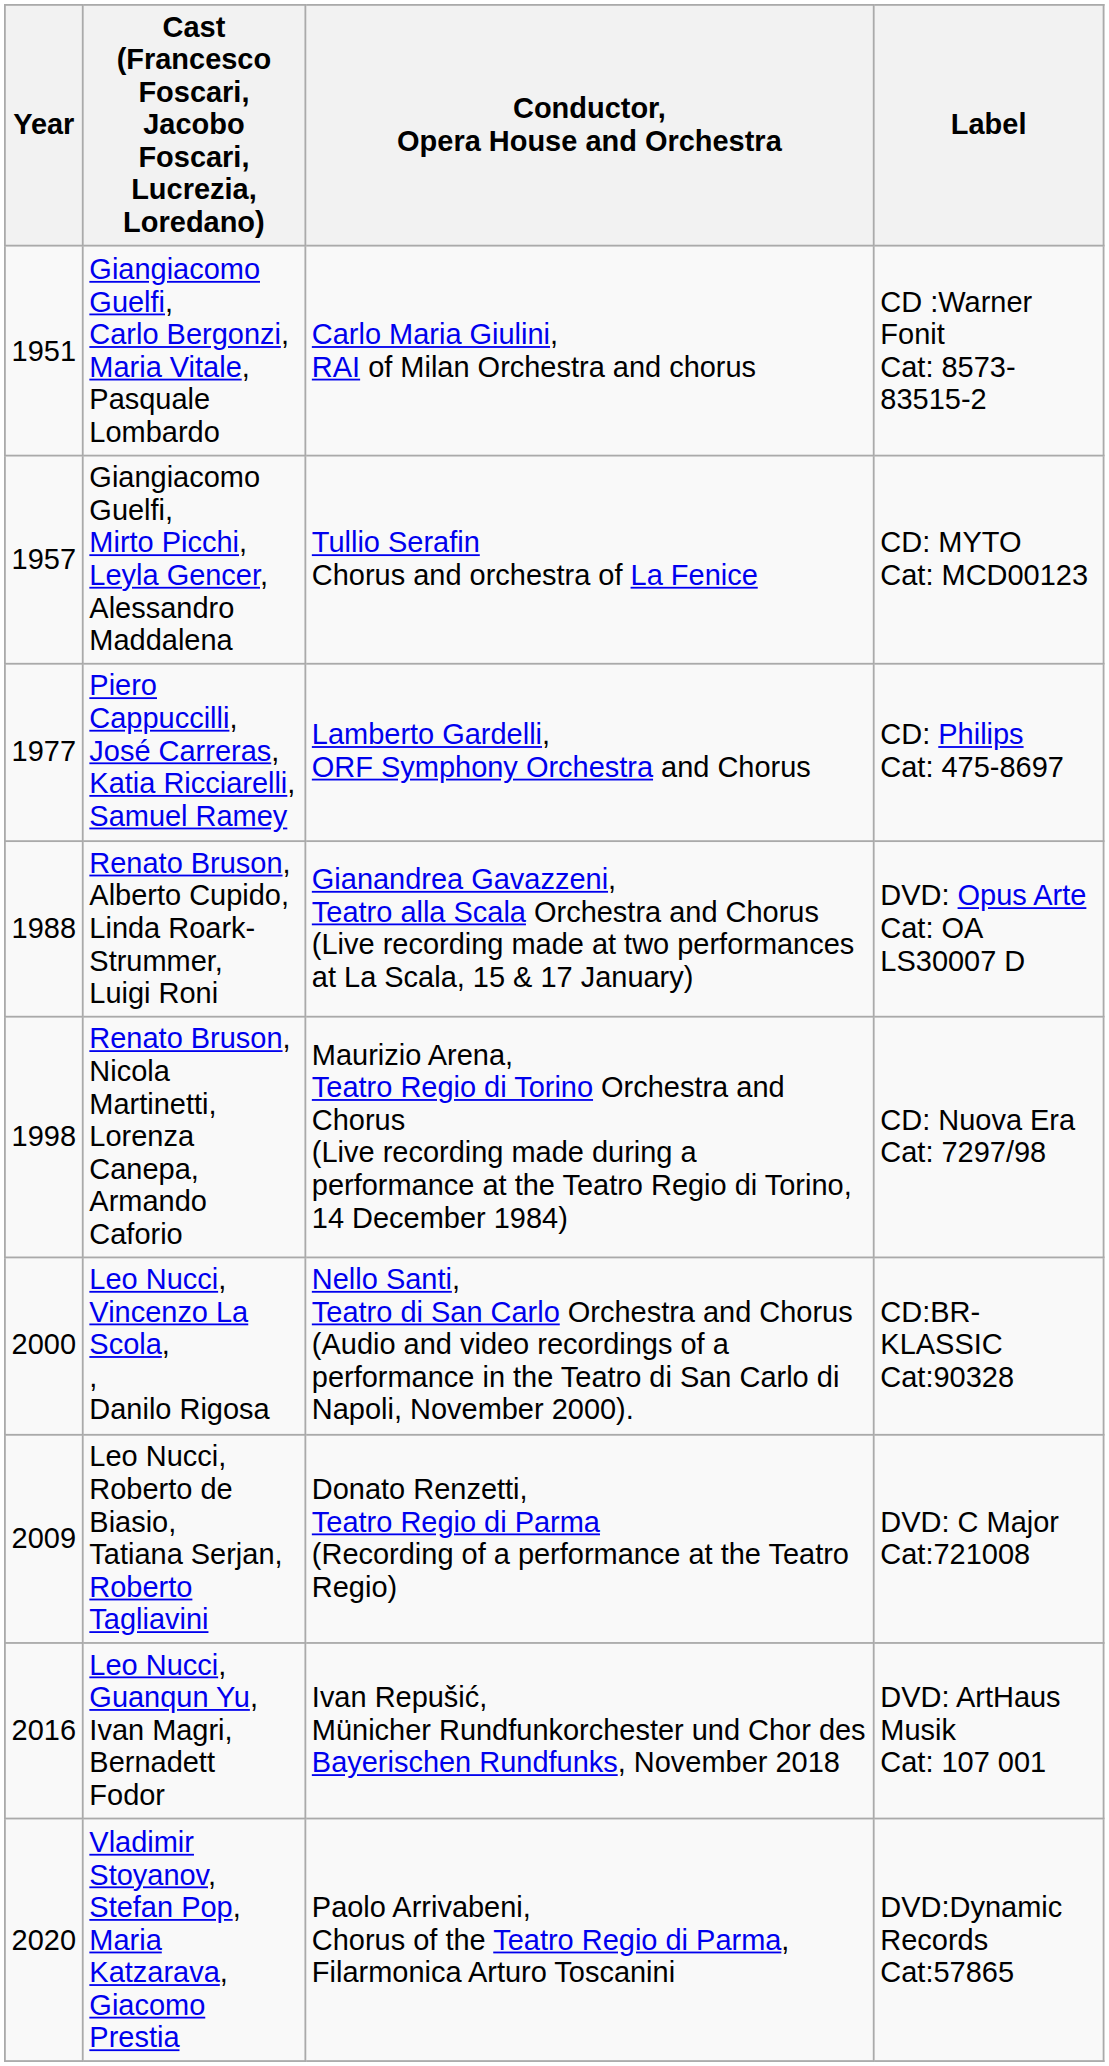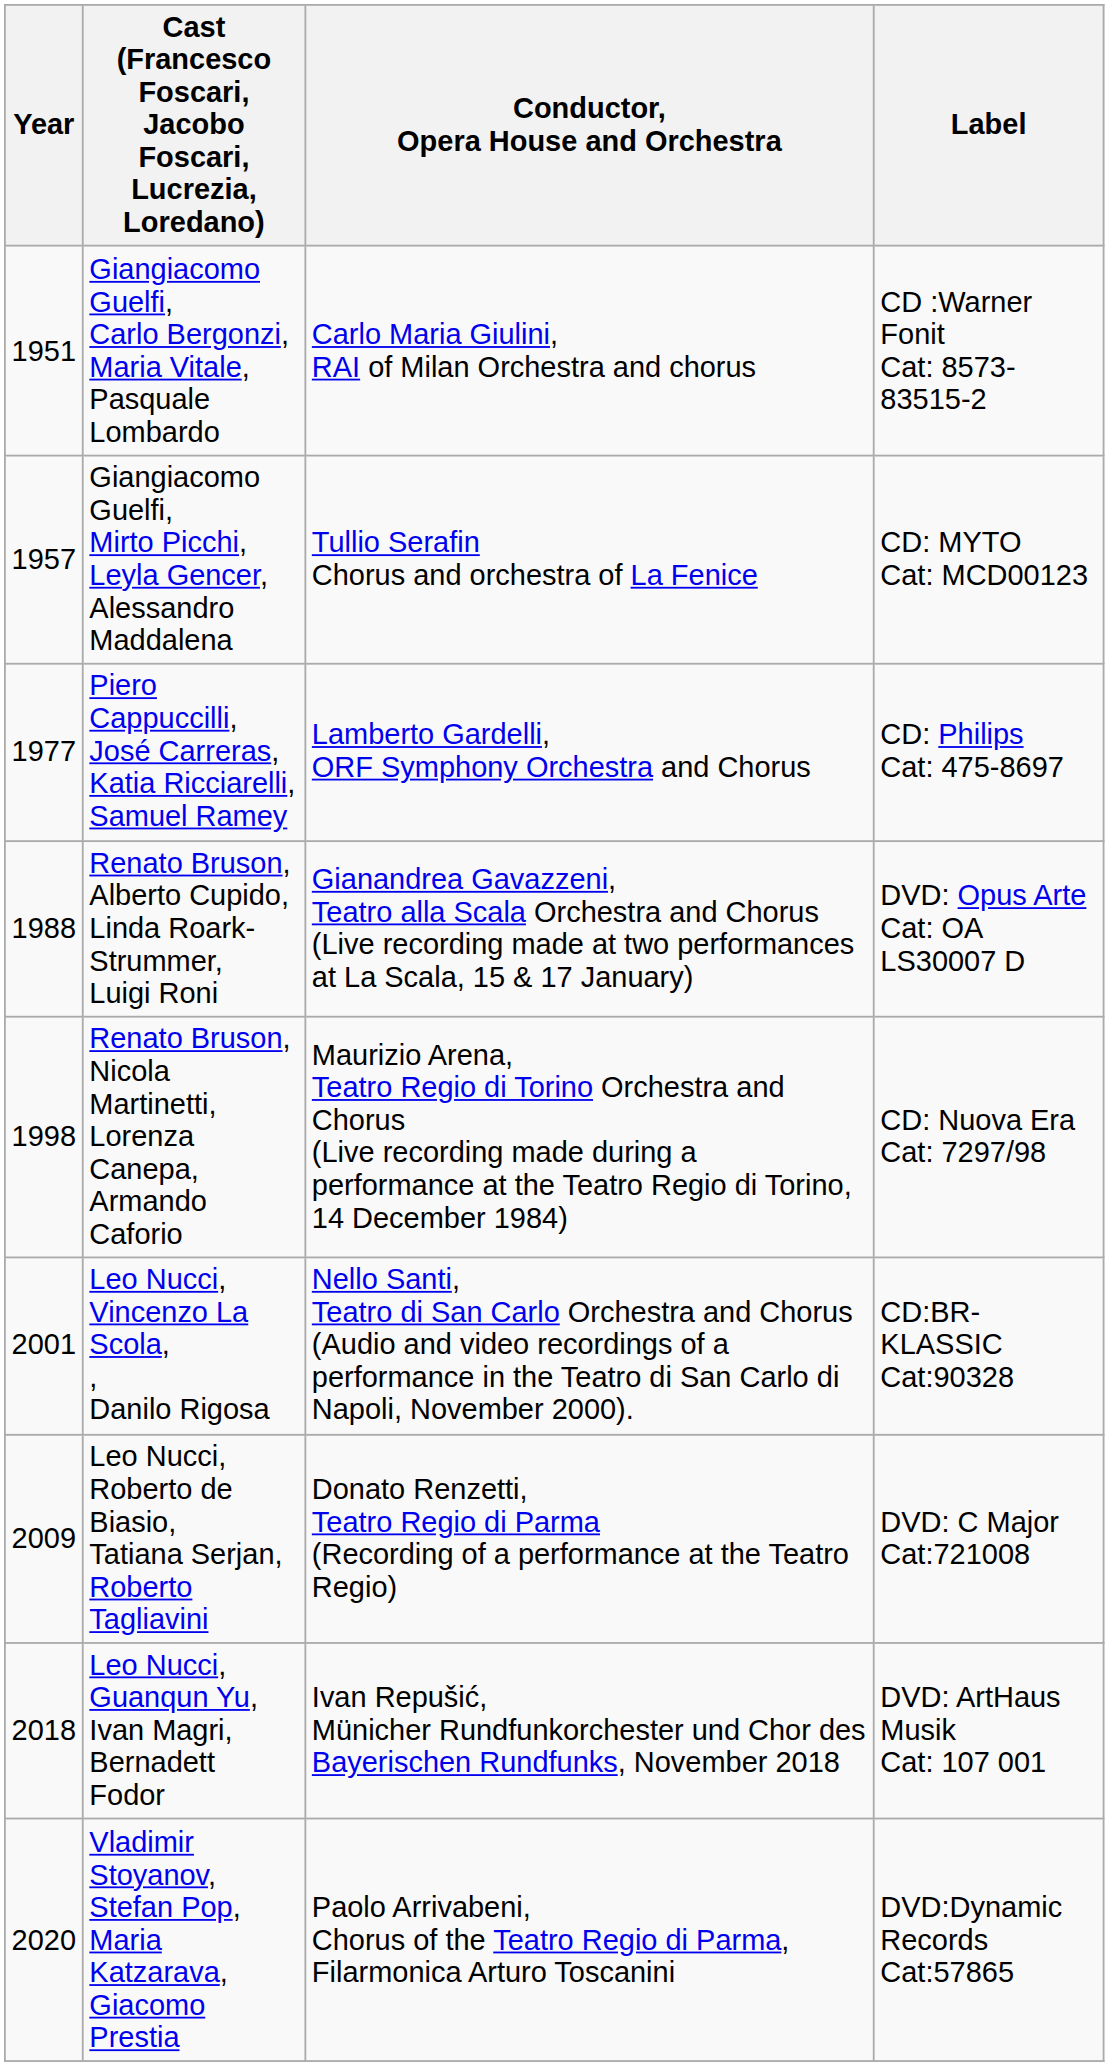(44, 1345) 2000 -> (44, 1345) 2001
(44, 1730) 2016 -> (44, 1730) 2018
